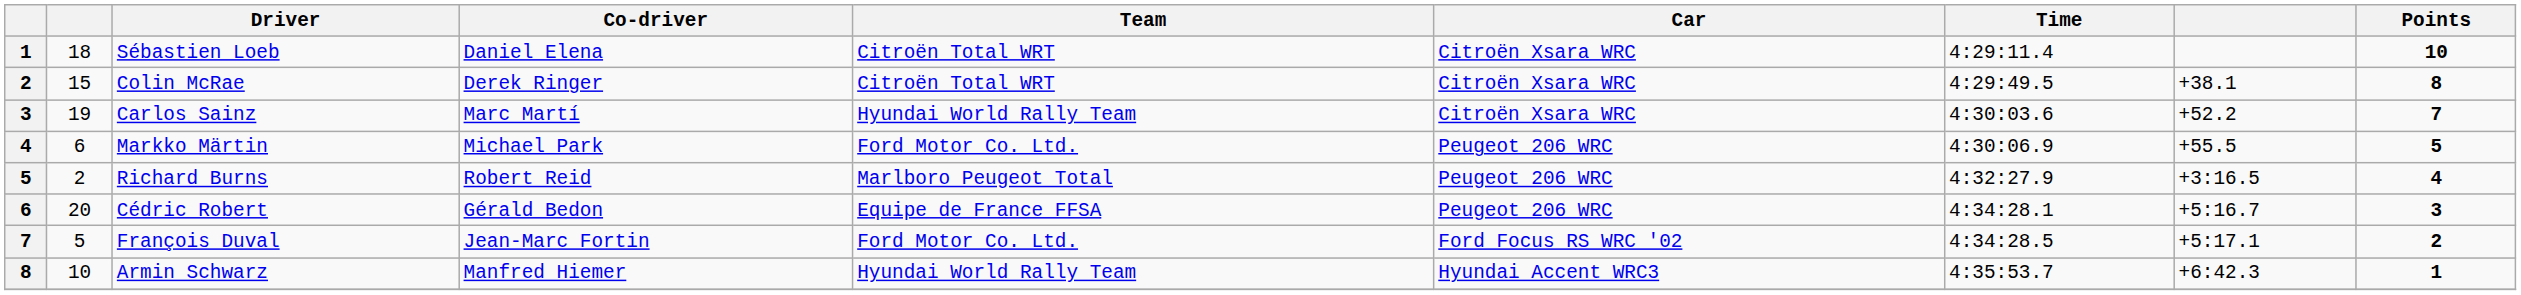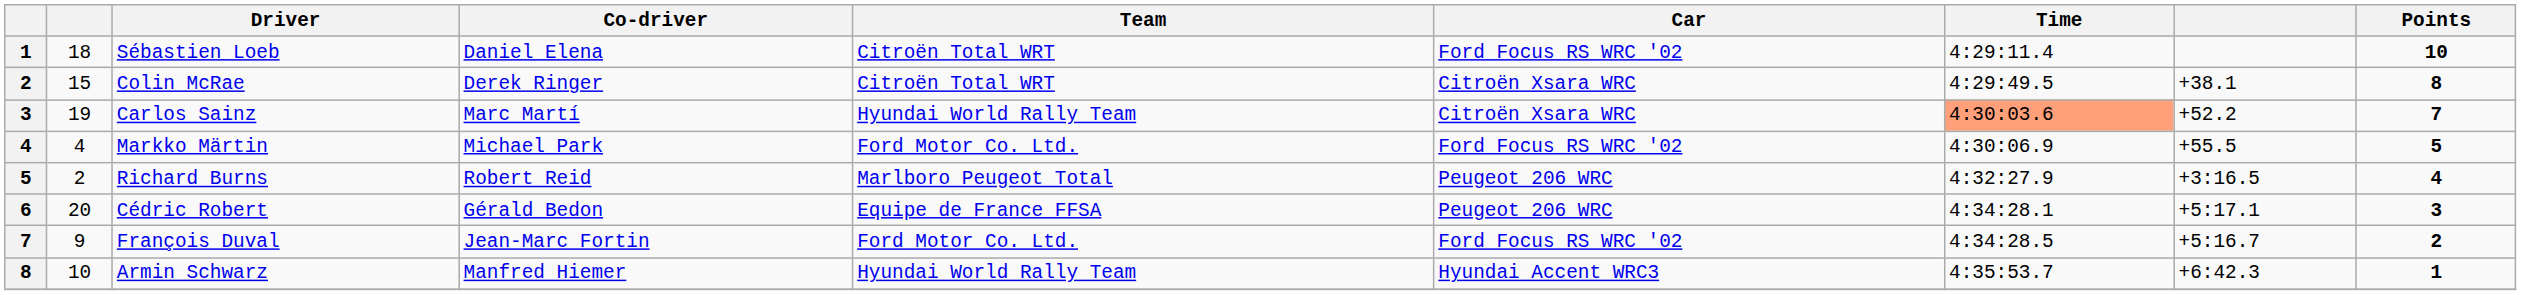(1537, 52) Citroën Xsara WRC -> (1560, 52) Ford Focus RS WRC '02
(2001, 115) no background -> (2001, 115) lightsalmon background
(80, 147) 6 -> (80, 147) 4
(1525, 147) Peugeot 206 WRC -> (1560, 147) Ford Focus RS WRC '02
(2219, 210) +5:16.7 -> (2219, 210) +5:17.1
(80, 242) 5 -> (80, 242) 9
(2219, 242) +5:17.1 -> (2219, 242) +5:16.7
